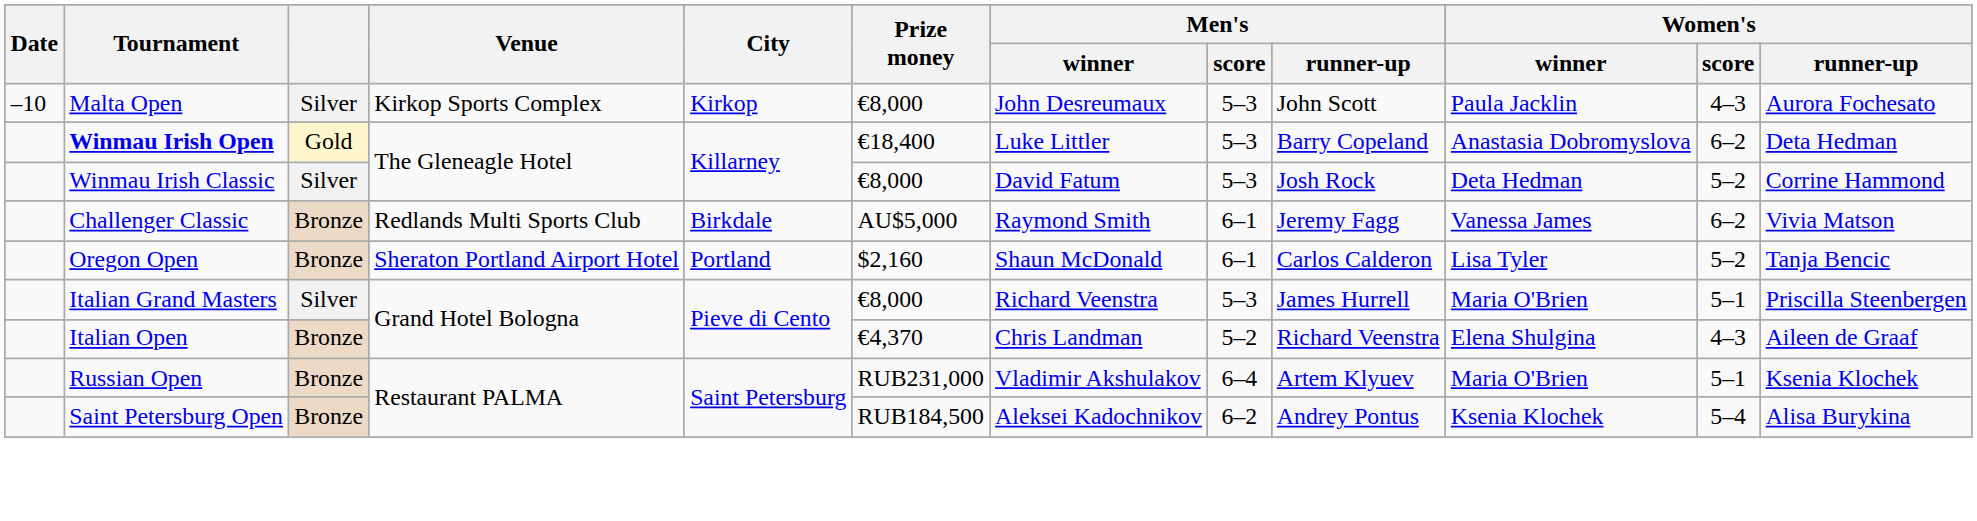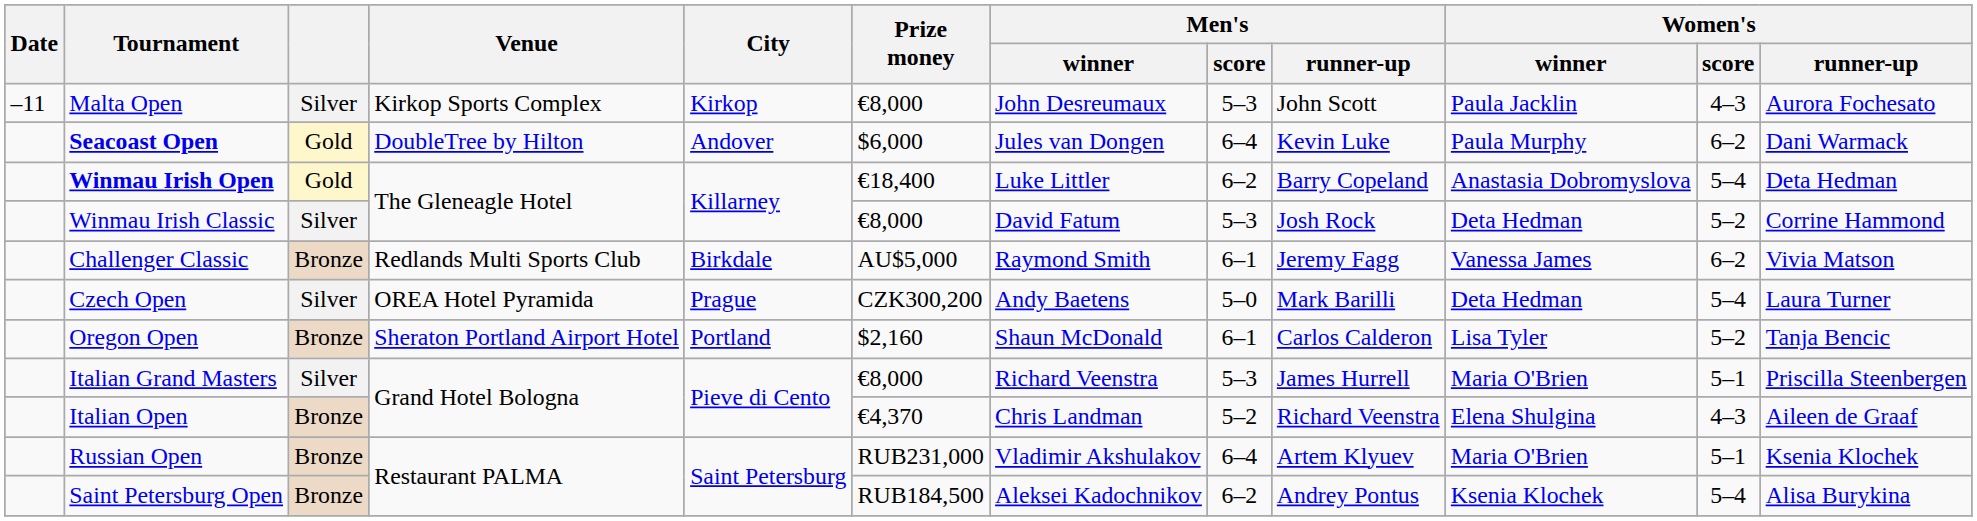(28, 102) –10 -> (28, 102) –11
+ row: (144, 141)
(1239, 141) 5–3 -> (1239, 180) 6–2
(1728, 141) 6–2 -> (1728, 180) 5–4
+ row: (128, 298)
